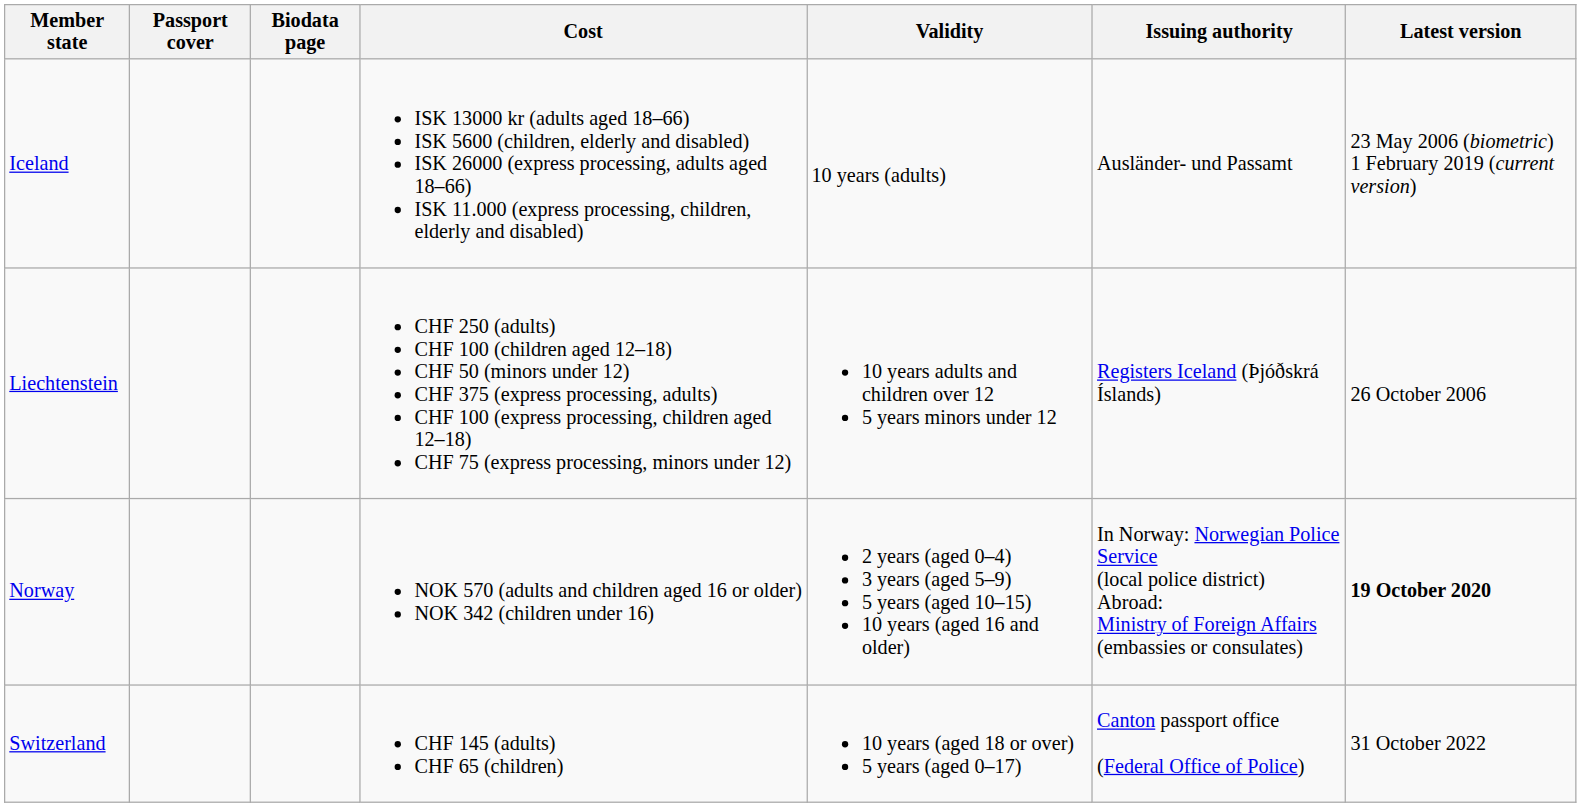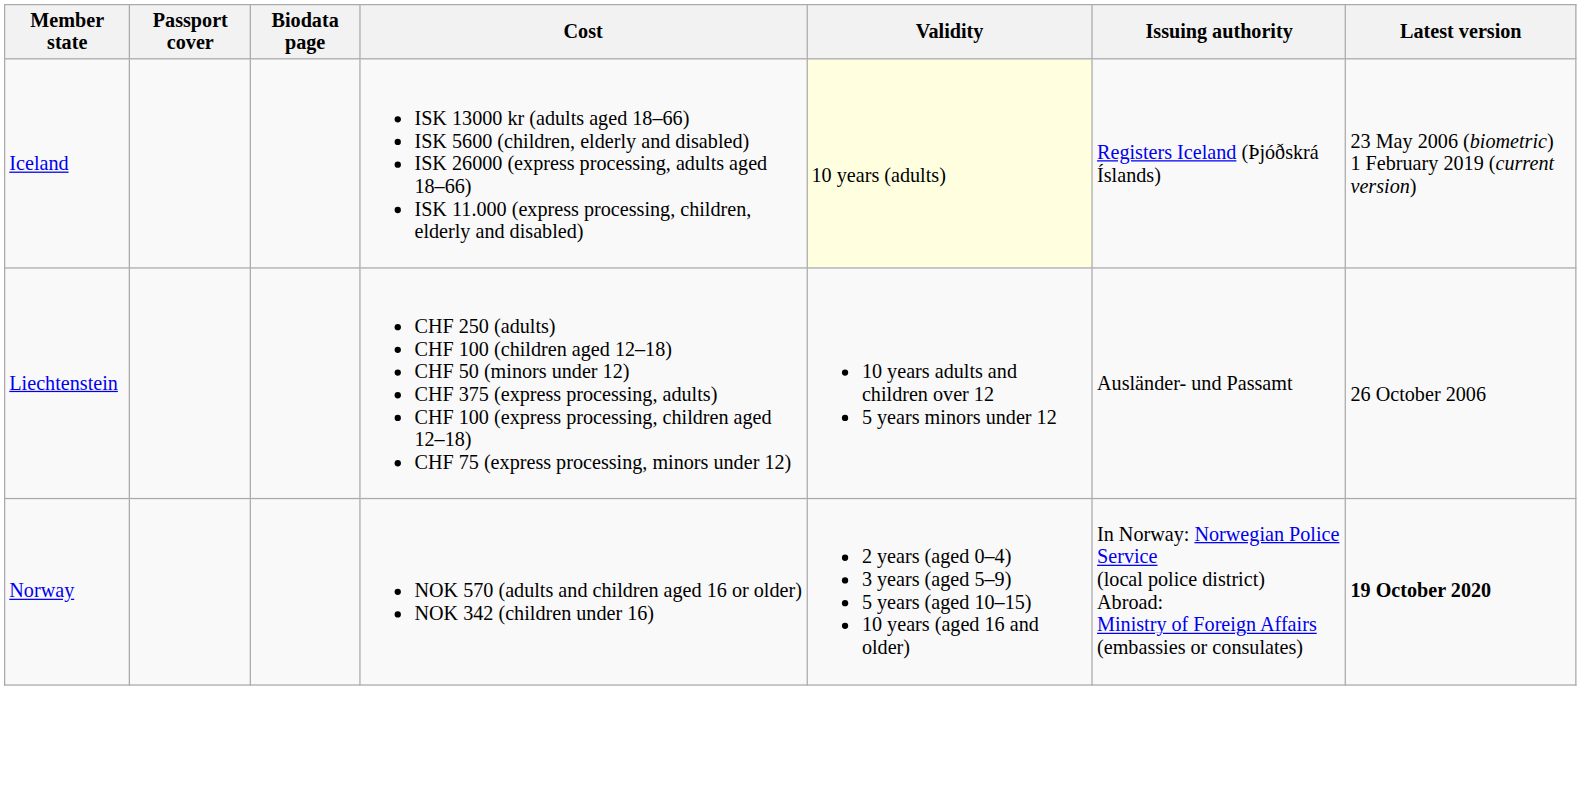(879, 174) no background -> (879, 174) lightyellow background
(1195, 163) Ausländer- und Passamt -> (1208, 163) Registers Iceland (Þjóðskrá Íslands)
(1208, 383) Registers Iceland (Þjóðskrá Íslands) -> (1195, 383) Ausländer- und Passamt
- row: (57, 743)
